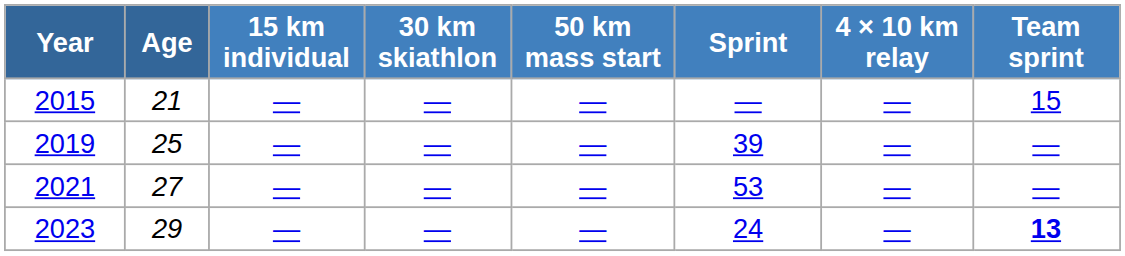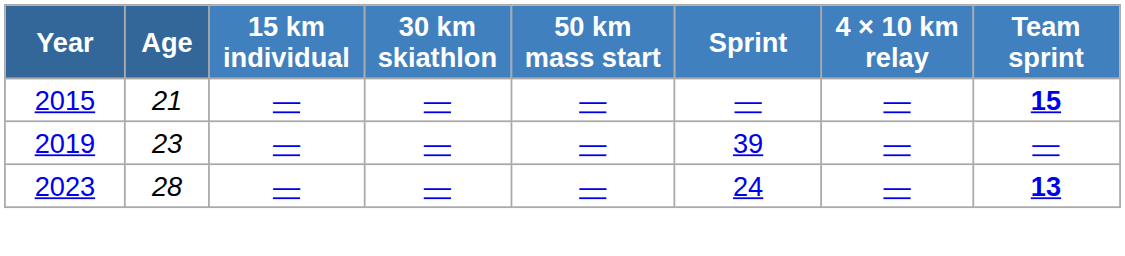(1046, 100) normal -> (1046, 100) bold
(167, 143) 25 -> (167, 143) 23
- row: (65, 186)
(167, 229) 29 -> (167, 186) 28
